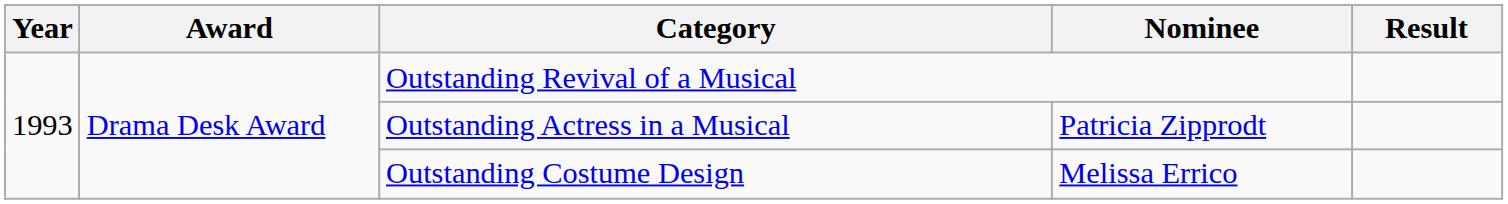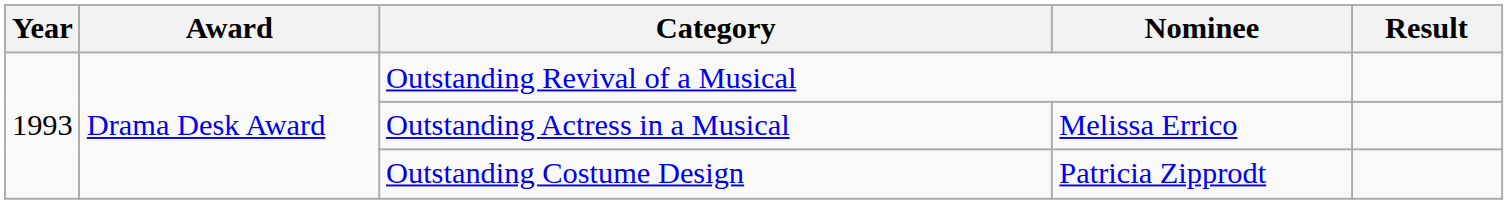(1163, 125) Patricia Zipprodt -> (1148, 125) Melissa Errico
(1148, 173) Melissa Errico -> (1163, 173) Patricia Zipprodt
